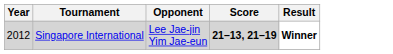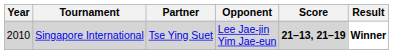+ column: (181, 13)
(19, 36) 2012 -> (19, 36) 2010
